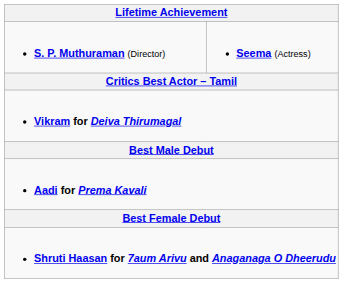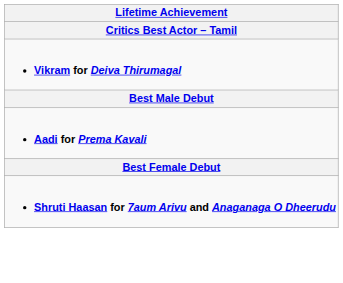- row: (105, 53)
